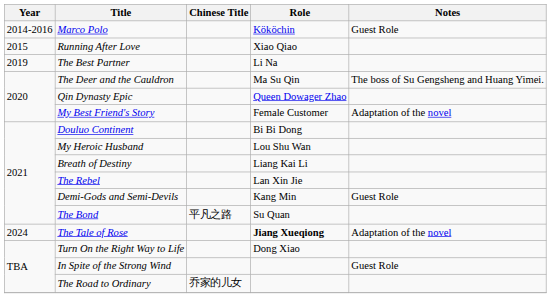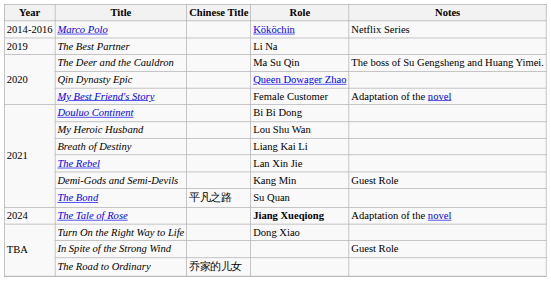(375, 29) Guest Role -> (381, 29) Netflix Series
- row: (99, 46)
